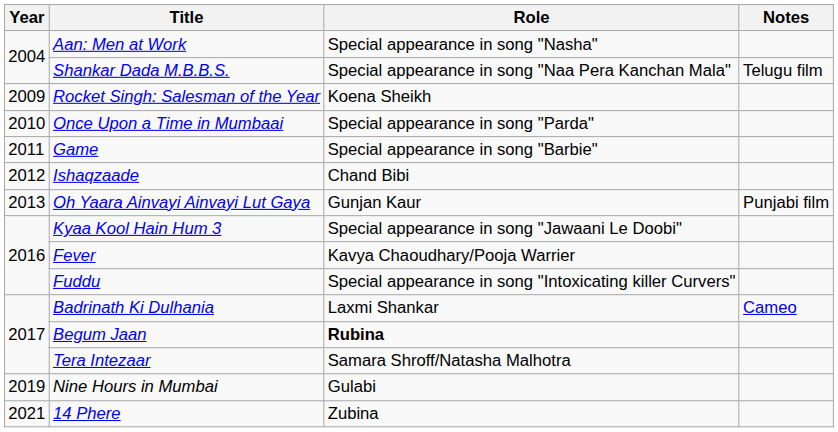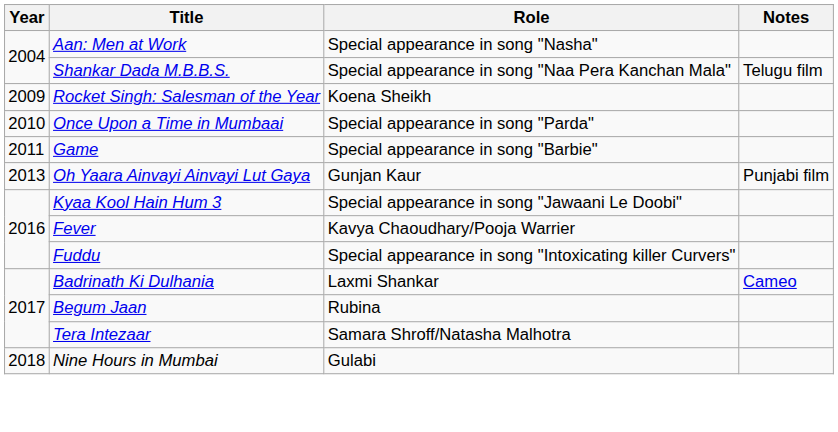- row: (96, 176)
(356, 334) bold -> (354, 307) normal
(27, 387) 2019 -> (27, 360) 2018
- row: (87, 413)
